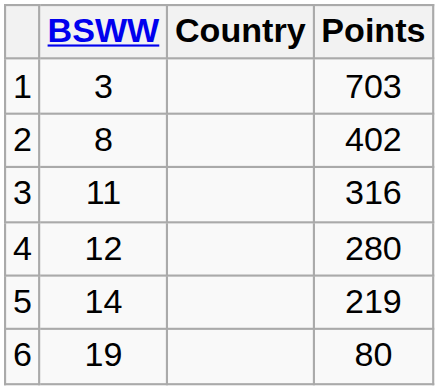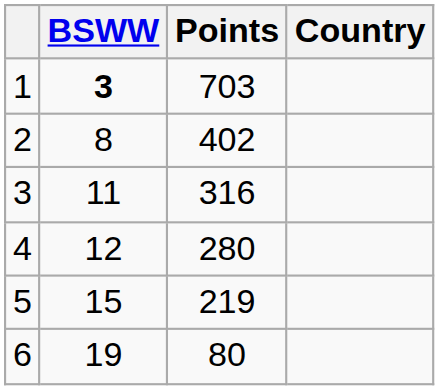columns swapped: (240, 31) <-> (373, 31)
(103, 85) normal -> (103, 85) bold
(103, 301) 14 -> (103, 301) 15
